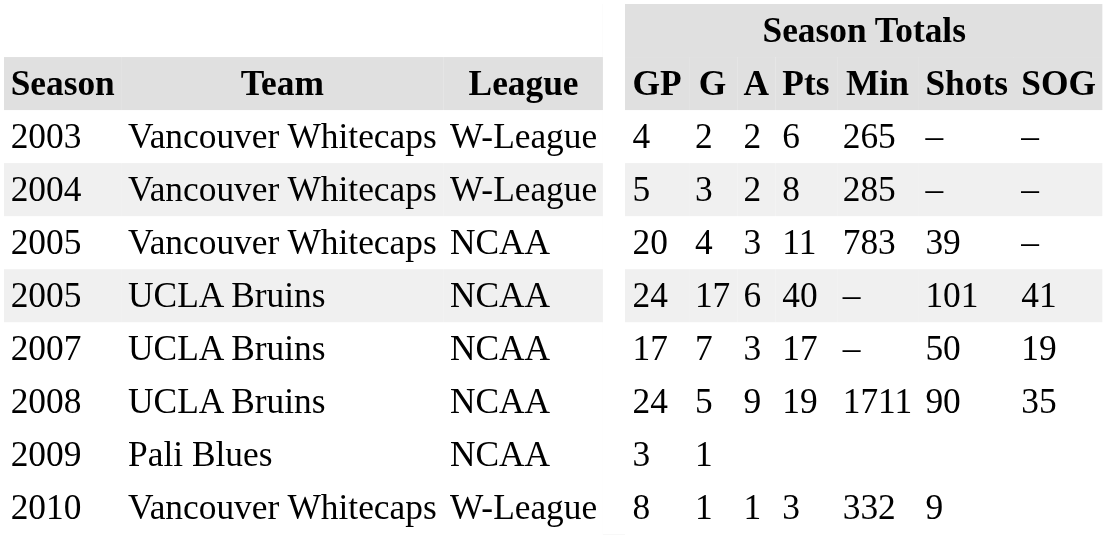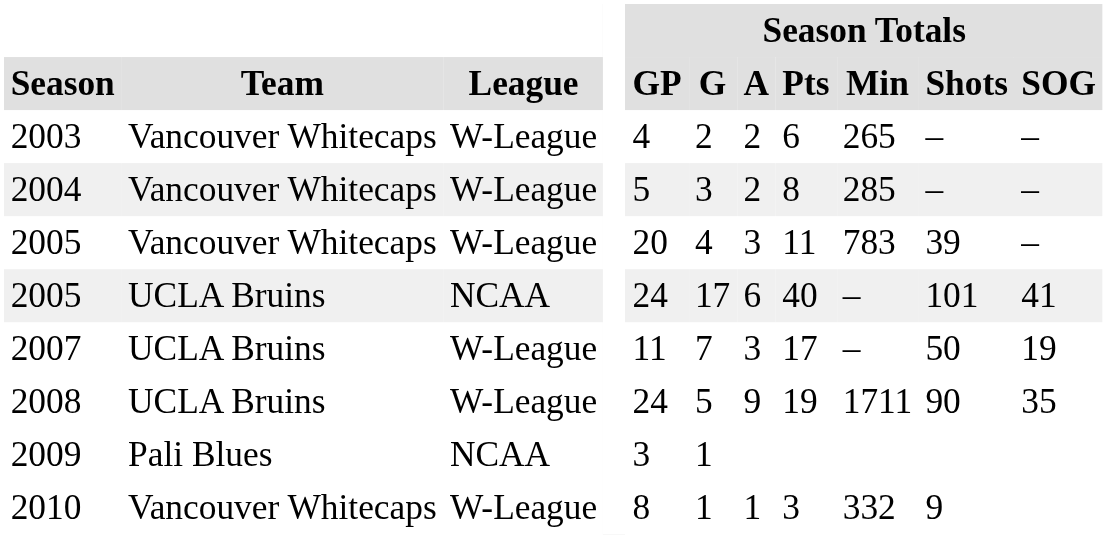(500, 242) NCAA -> (524, 242) W-League
(500, 348) NCAA -> (524, 348) W-League
(650, 348) 17 -> (650, 348) 11
(500, 401) NCAA -> (524, 401) W-League
